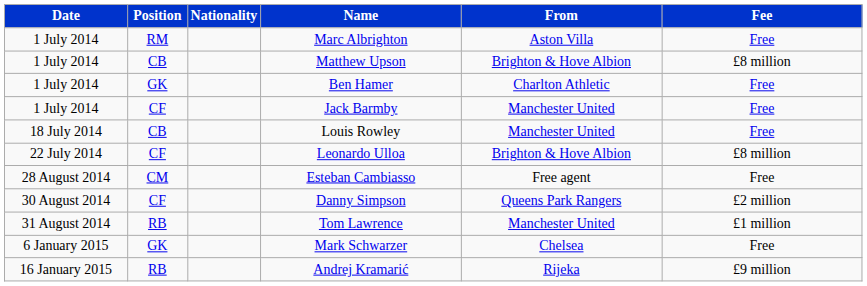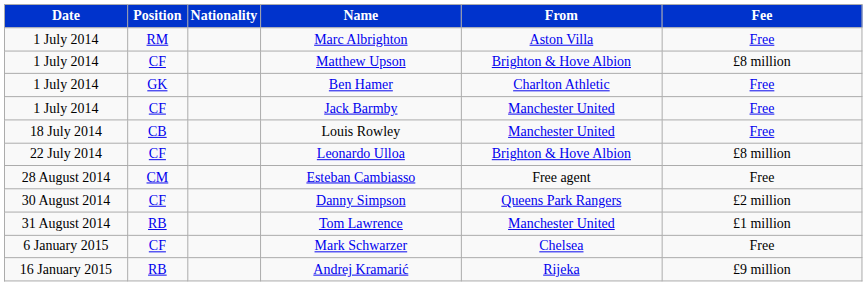(157, 62) CB -> (157, 62) CF
(157, 246) GK -> (157, 246) CF
